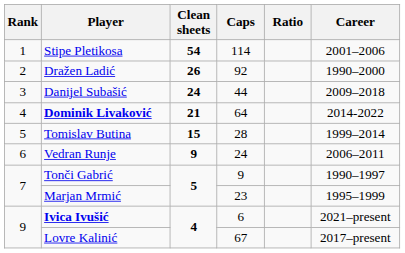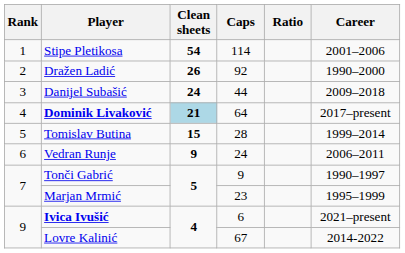(194, 112) no background -> (194, 112) lightblue background
(355, 112) 2014-2022 -> (355, 112) 2017–present
(355, 237) 2017–present -> (355, 237) 2014-2022
